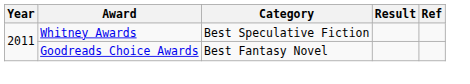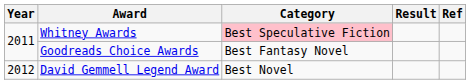(287, 32) no background -> (307, 32) pink background
+ row: (130, 70)
